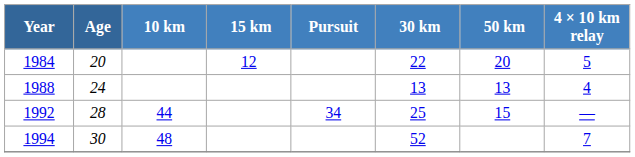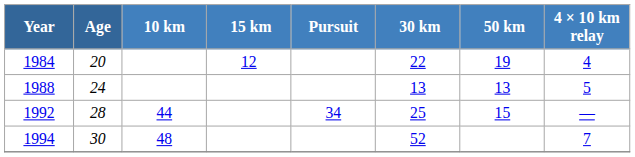(502, 61) 20 -> (502, 61) 19
(587, 61) 5 -> (587, 61) 4
(587, 87) 4 -> (587, 87) 5
